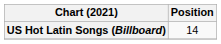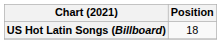(192, 30) 14 -> (192, 30) 18
